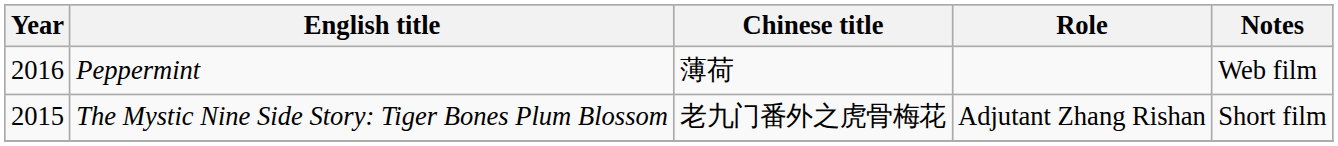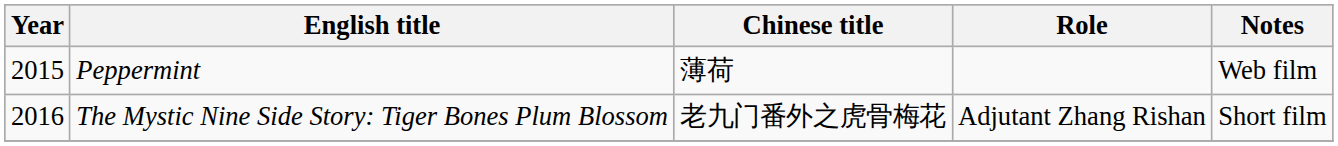(38, 70) 2016 -> (38, 70) 2015
(38, 117) 2015 -> (38, 117) 2016
